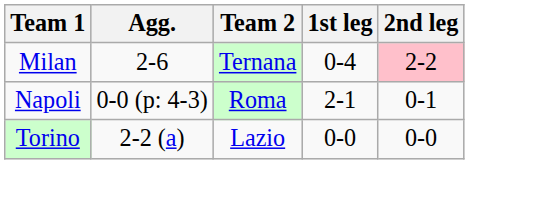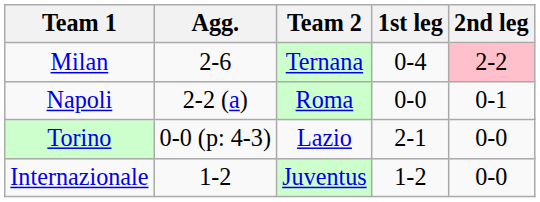(152, 100) 0-0 (p: 4-3) -> (215, 100) 2-2 (a)
(340, 100) 2-1 -> (410, 100) 0-0
(152, 138) 2-2 (a) -> (215, 138) 0-0 (p: 4-3)
(340, 138) 0-0 -> (410, 138) 2-1
+ row: (79, 176)
